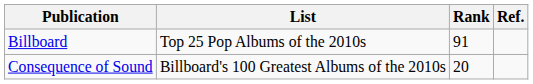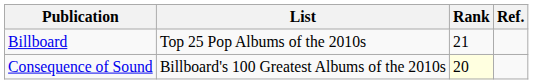(461, 41) 91 -> (461, 41) 21
(461, 66) no background -> (461, 66) lightyellow background
